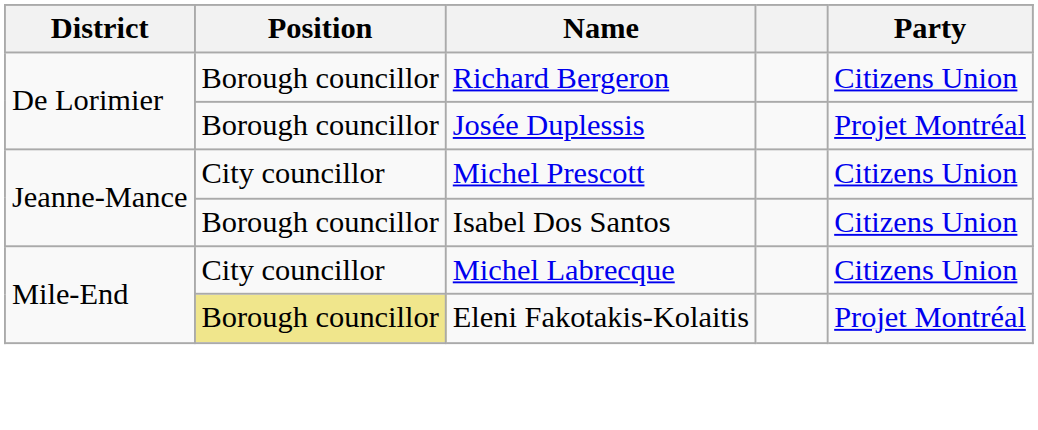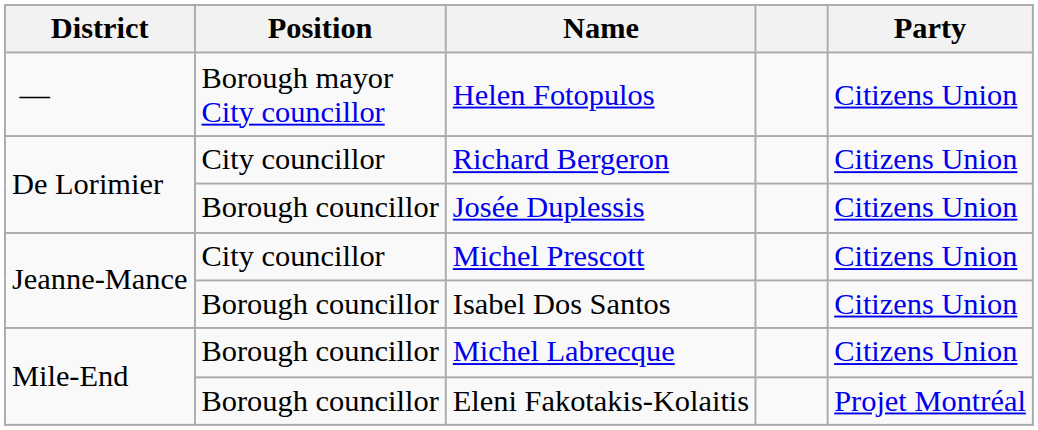+ row: (554, 93)
(320, 76) Borough councillor -> (293, 159) City councillor
(930, 125) Projet Montréal -> (926, 207) Citizens Union
(293, 269) City councillor -> (320, 352) Borough councillor
(320, 317) khaki background -> (320, 400) no background
